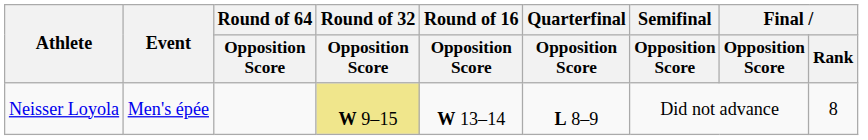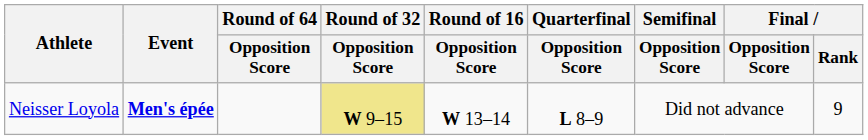(168, 108) normal -> (171, 108) bold
(833, 108) 8 -> (838, 108) 9
